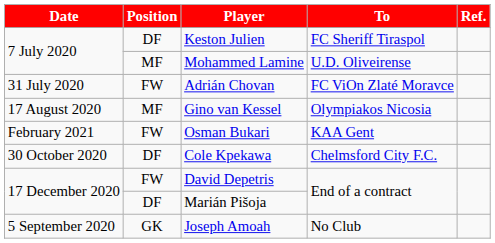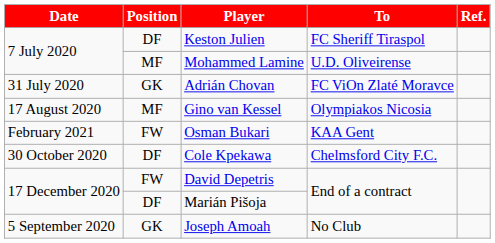(152, 86) FW -> (152, 86) GK
